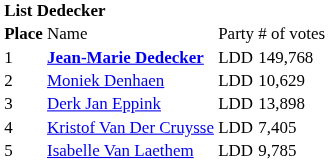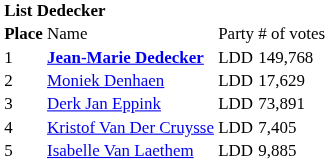(282, 80) 10,629 -> (282, 80) 17,629
(282, 103) 13,898 -> (282, 103) 73,891
(277, 150) 9,785 -> (277, 150) 9,885
